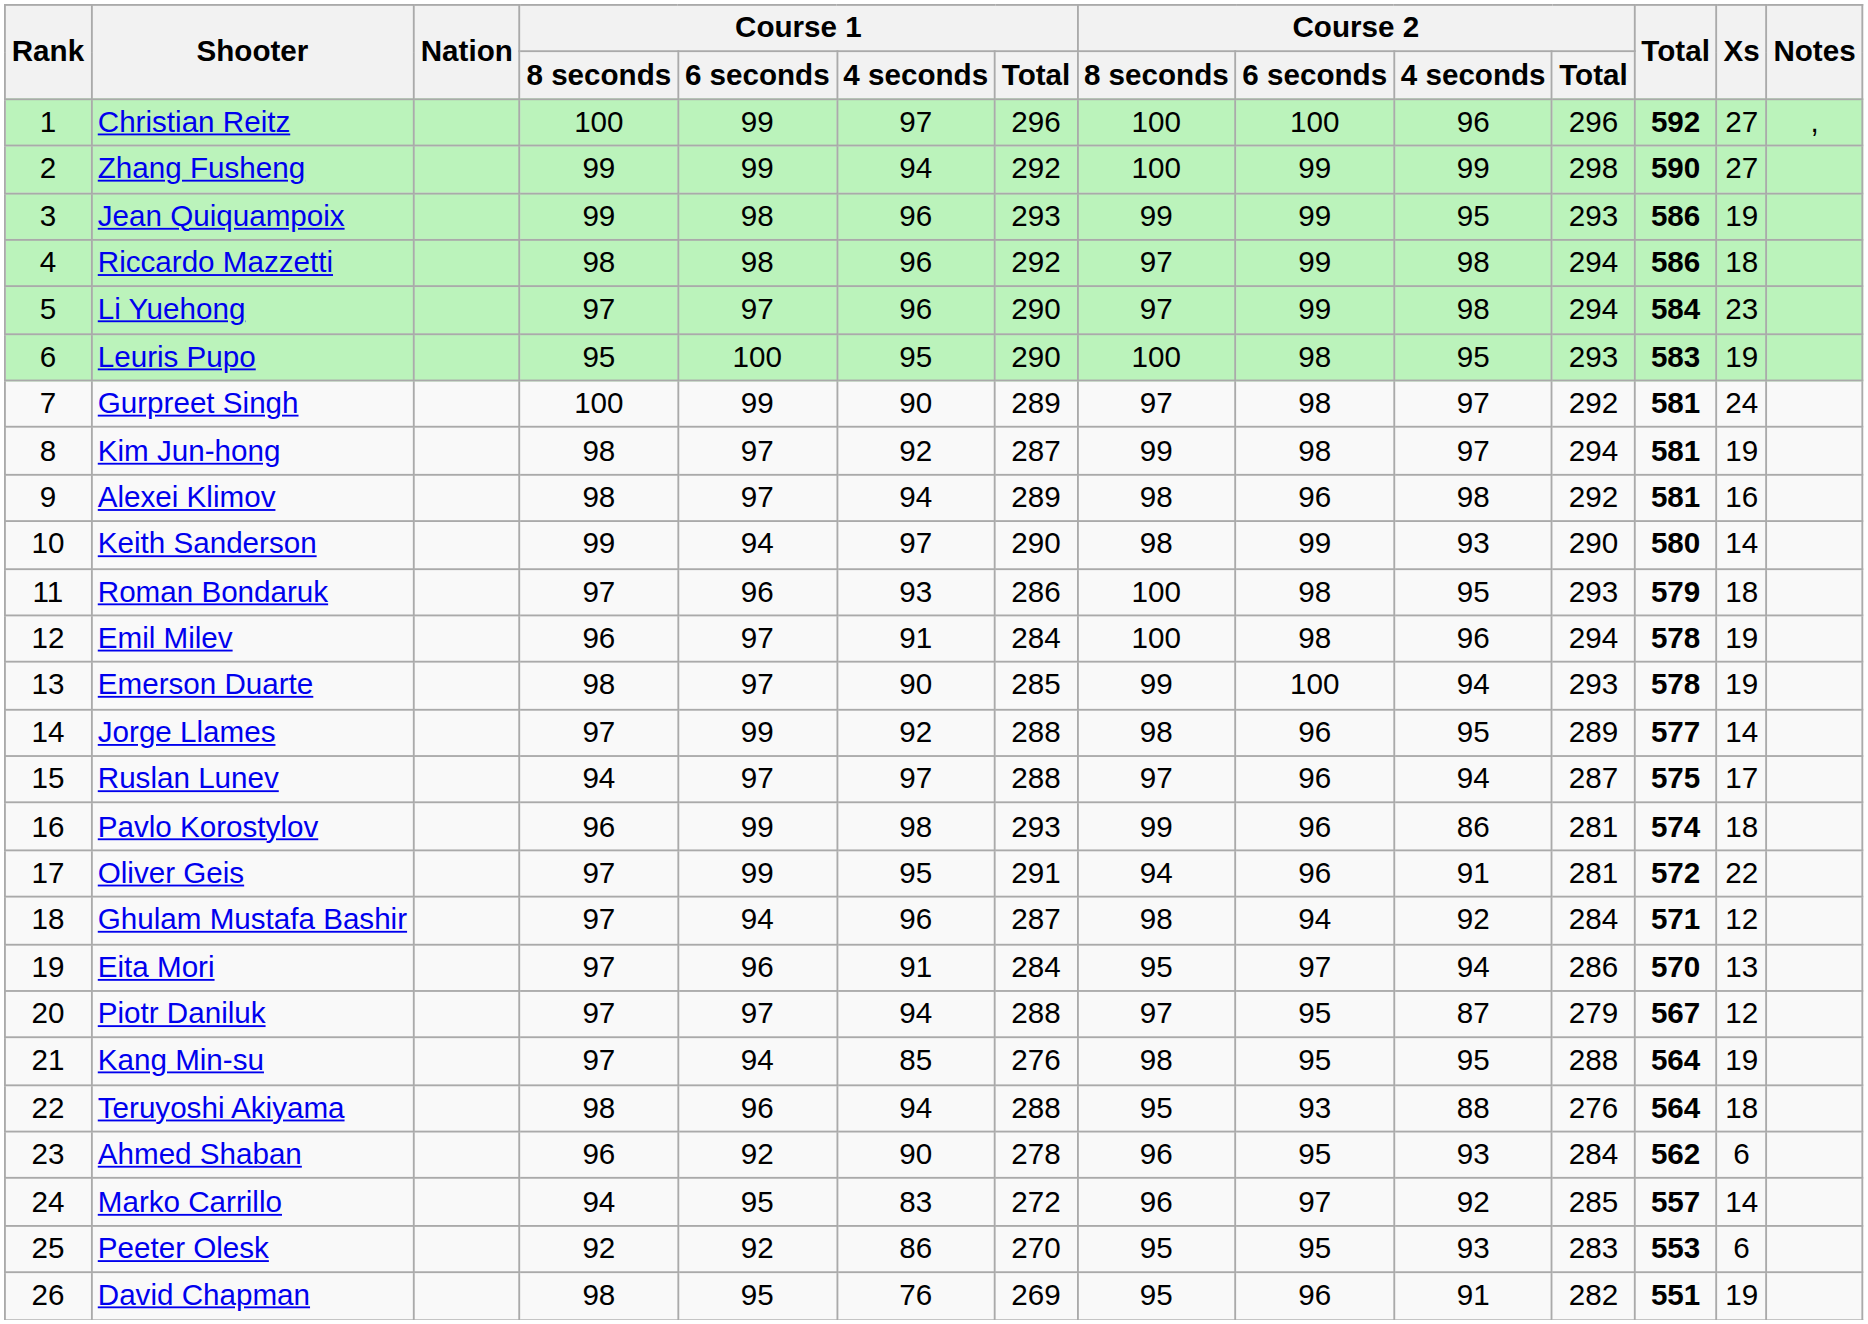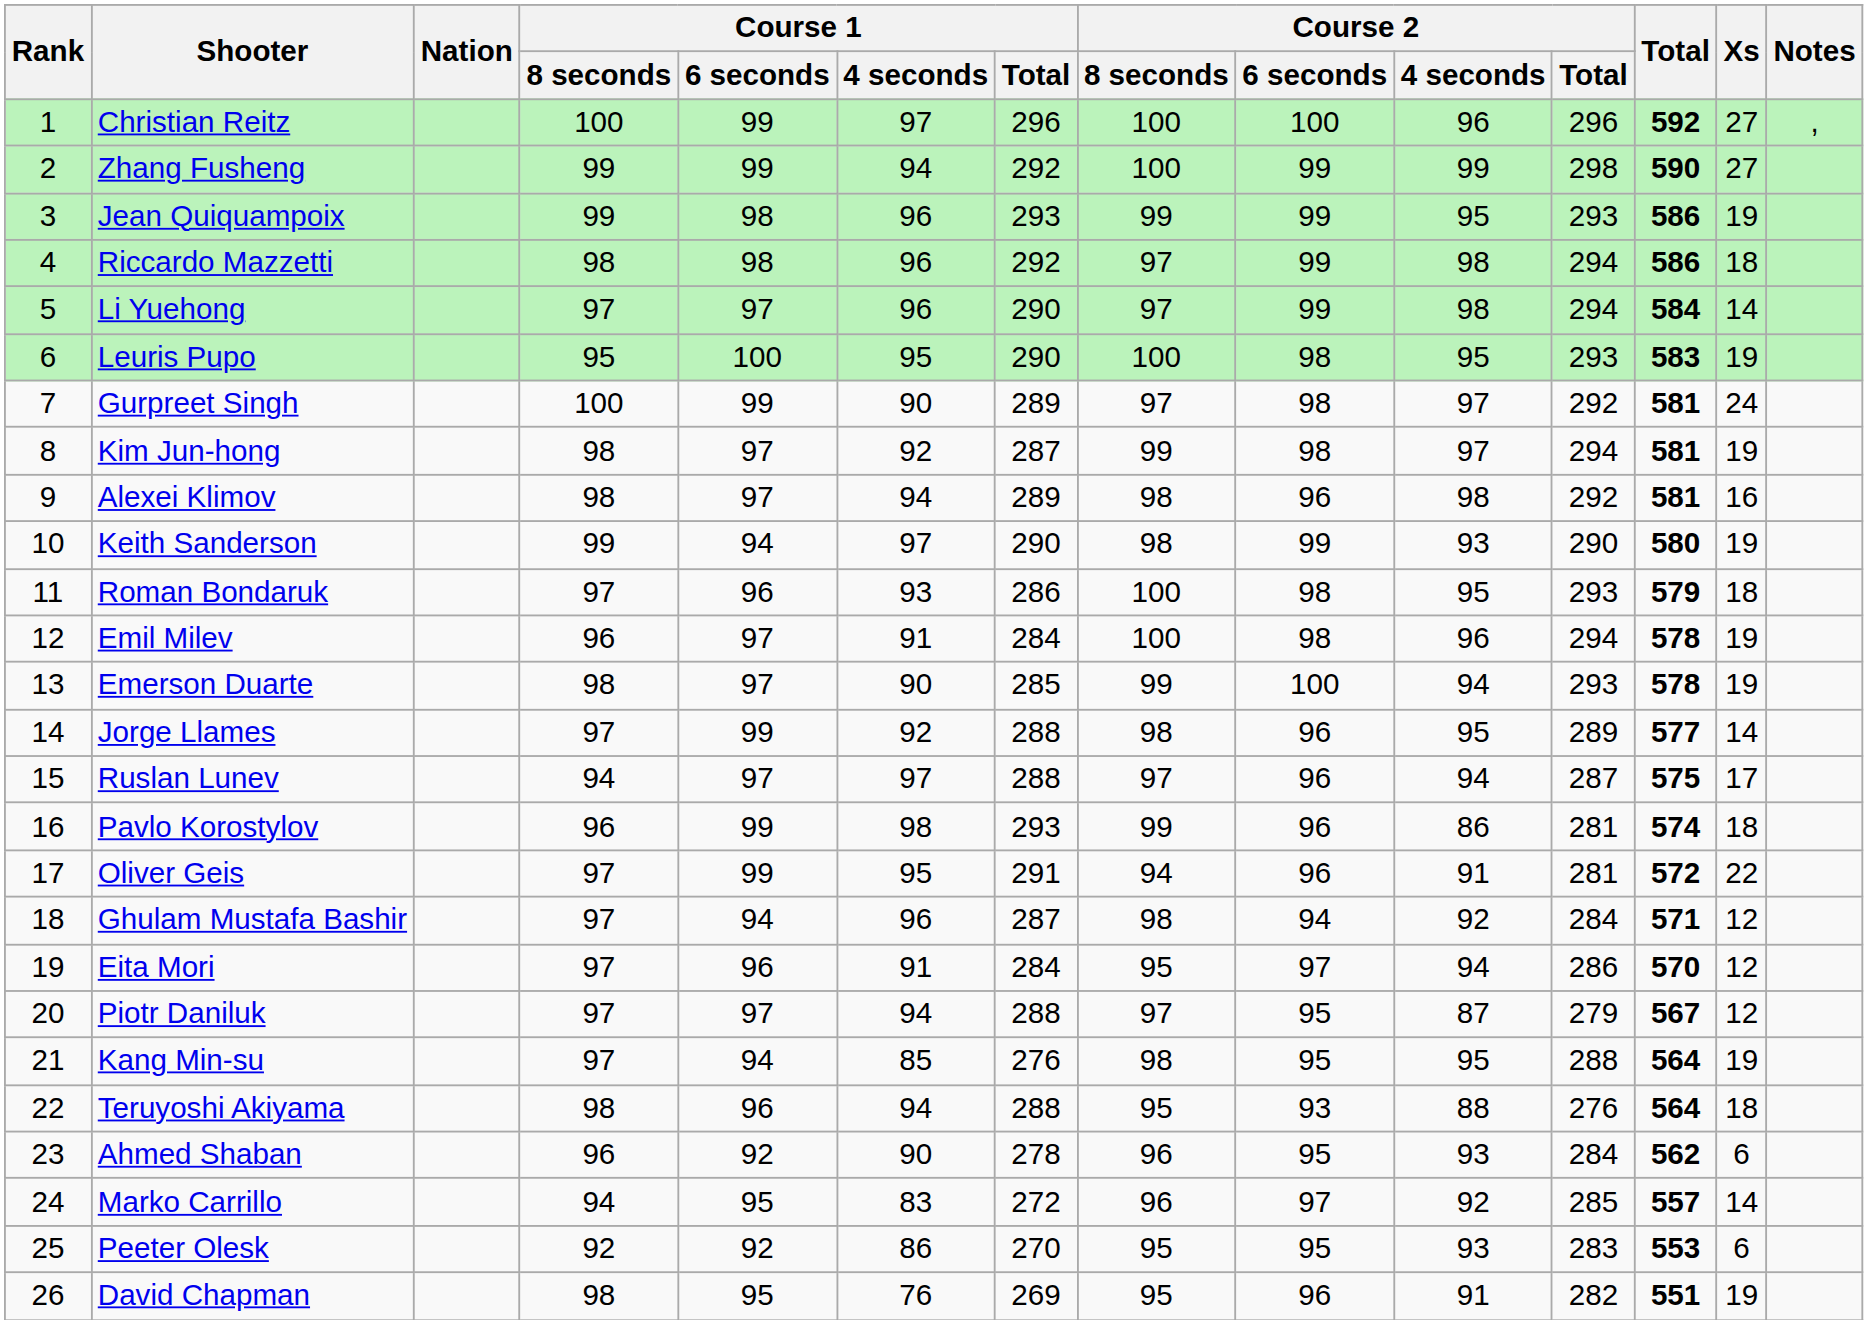(1742, 309) 23 -> (1742, 309) 14
(1742, 544) 14 -> (1742, 544) 19
(1742, 966) 13 -> (1742, 966) 12
